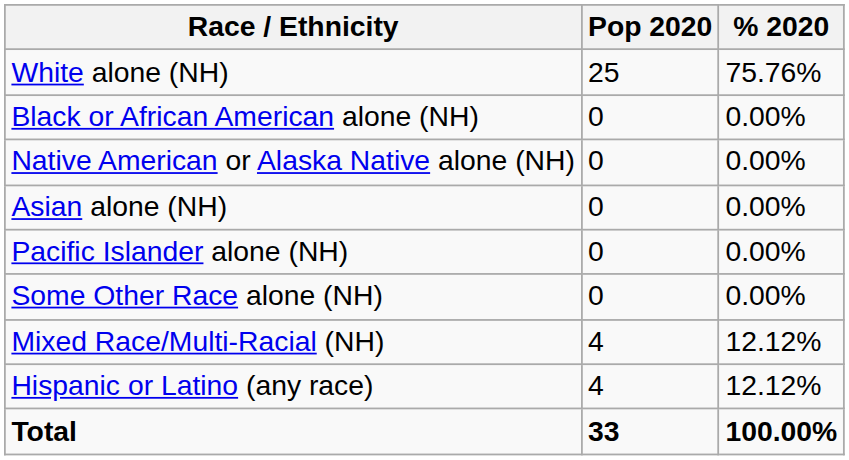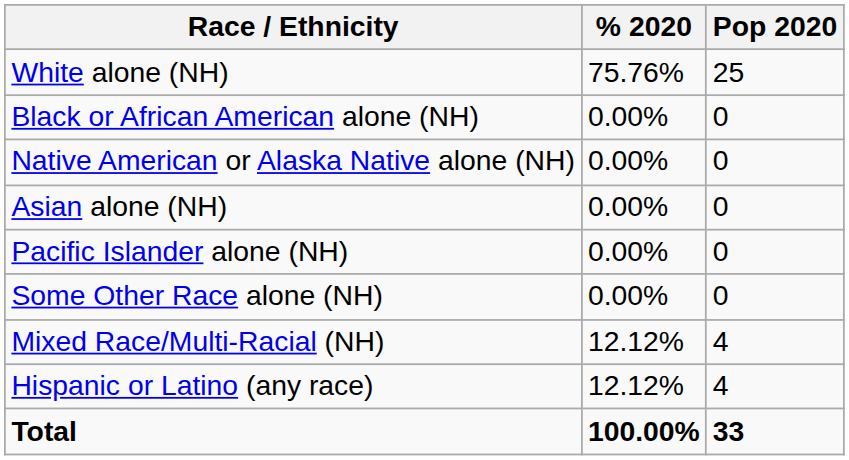columns swapped: (650, 26) <-> (781, 26)
